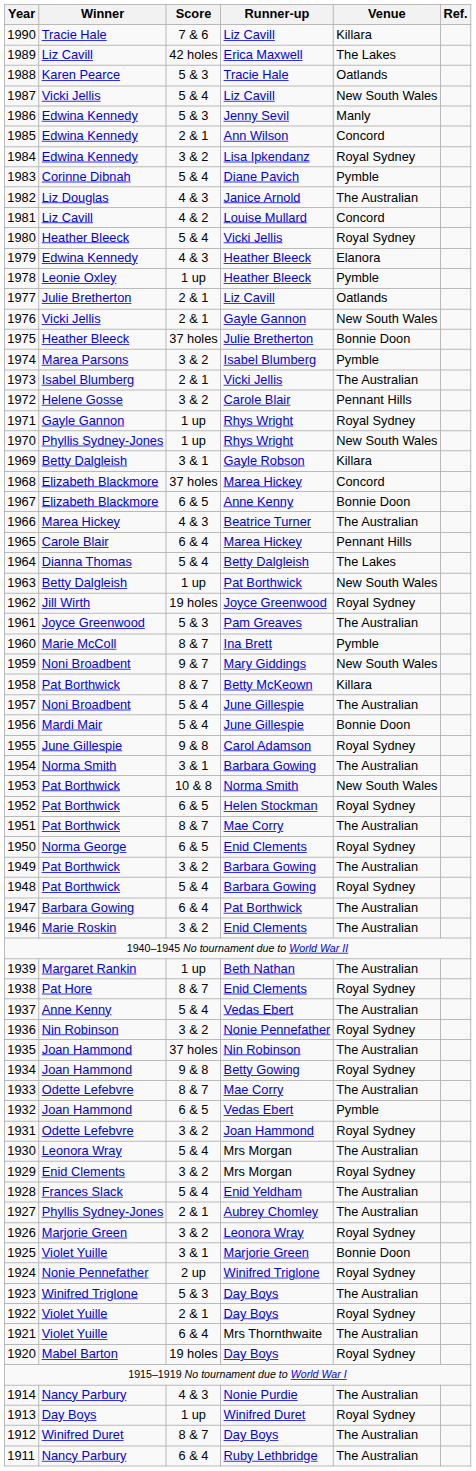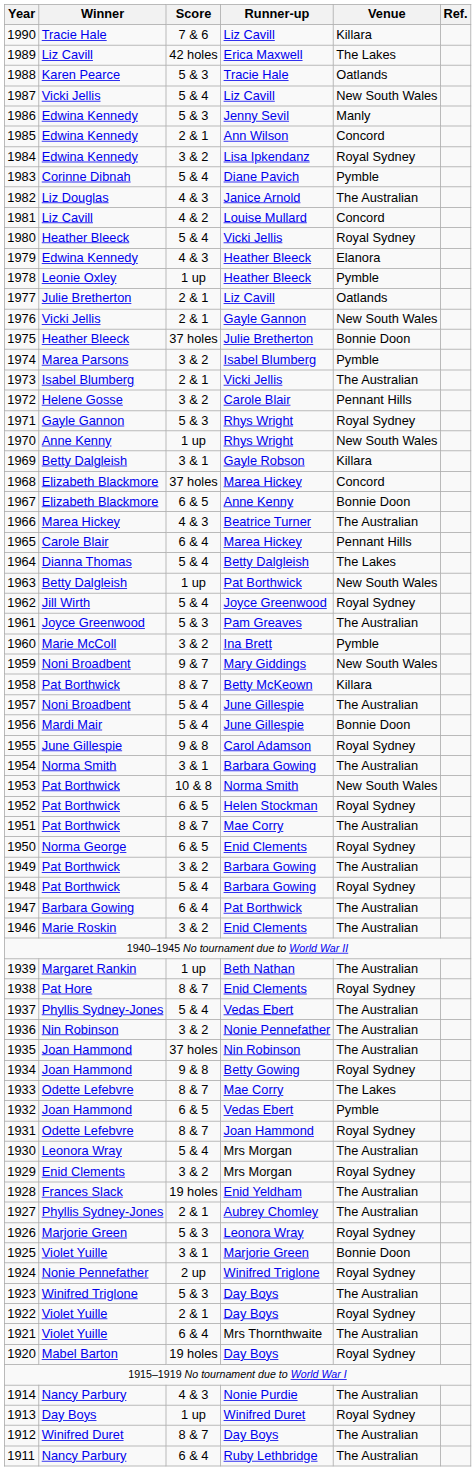(193, 420) 1 up -> (193, 420) 5 & 3
(103, 440) Phyllis Sydney-Jones -> (77, 440) Anne Kenny
(193, 603) 19 holes -> (193, 603) 5 & 4
(193, 643) 8 & 7 -> (193, 643) 3 & 2
(77, 1009) Anne Kenny -> (103, 1009) Phyllis Sydney-Jones
(376, 1029) Royal Sydney -> (377, 1029) The Australian
(377, 1090) The Australian -> (366, 1090) The Lakes
(193, 1131) 3 & 2 -> (193, 1131) 8 & 7
(193, 1192) 5 & 4 -> (193, 1192) 19 holes
(193, 1232) 3 & 2 -> (193, 1232) 5 & 3
